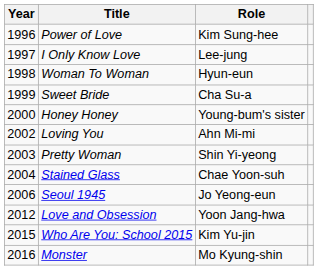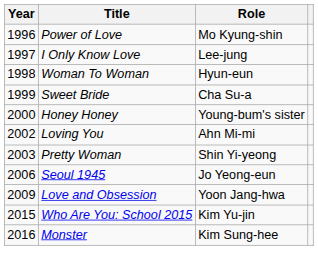(238, 34) Kim Sung-hee -> (240, 34) Mo Kyung-shin
- row: (81, 174)
(21, 214) 2012 -> (21, 194) 2009
(240, 255) Mo Kyung-shin -> (238, 235) Kim Sung-hee
